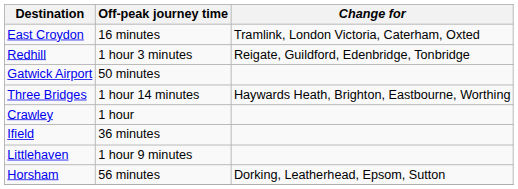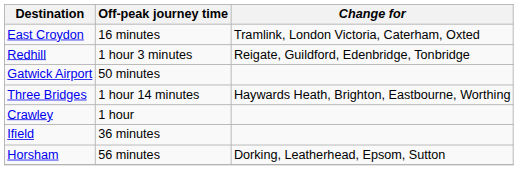- row: (38, 154)
